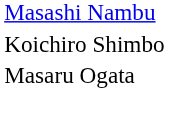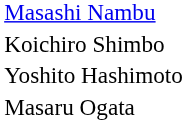+ row: (94, 75)
